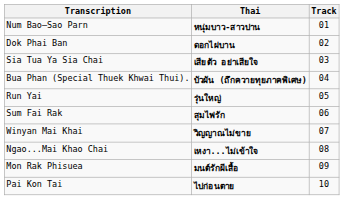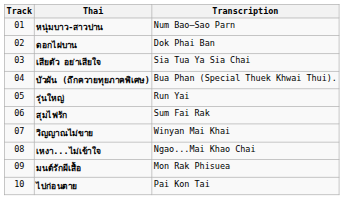columns swapped: (324, 11) <-> (98, 11)
